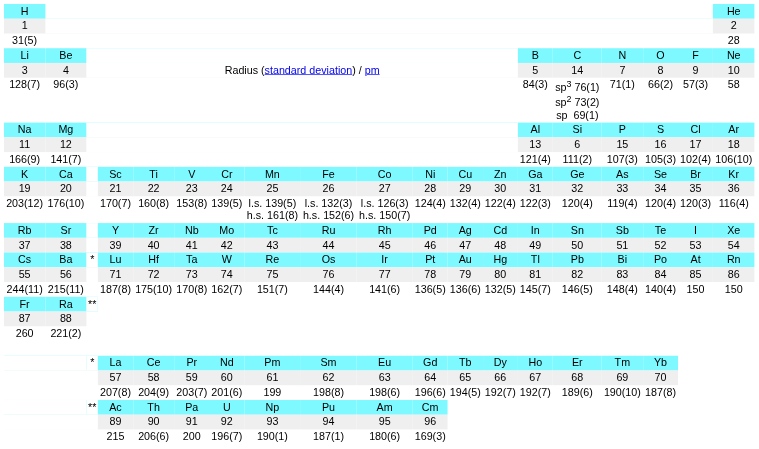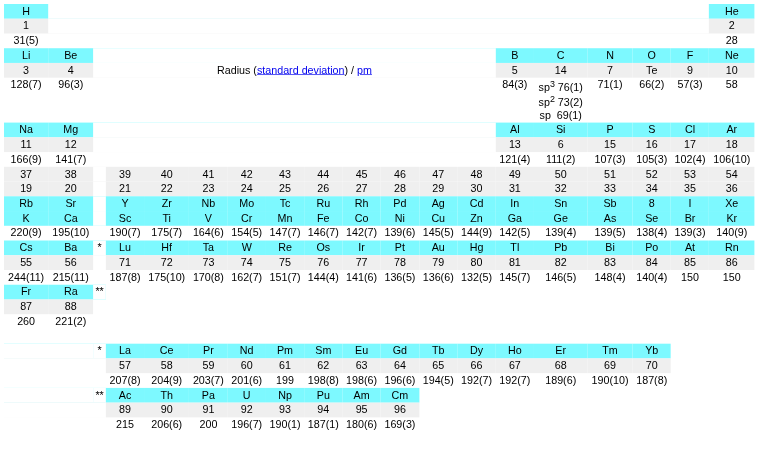(661, 70) 8 -> (652, 70) Te
rows swapped: (25, 174) <-> (25, 245)
- row: (25, 203)
(661, 230) Te -> (652, 203) 8
+ row: (26, 233)
